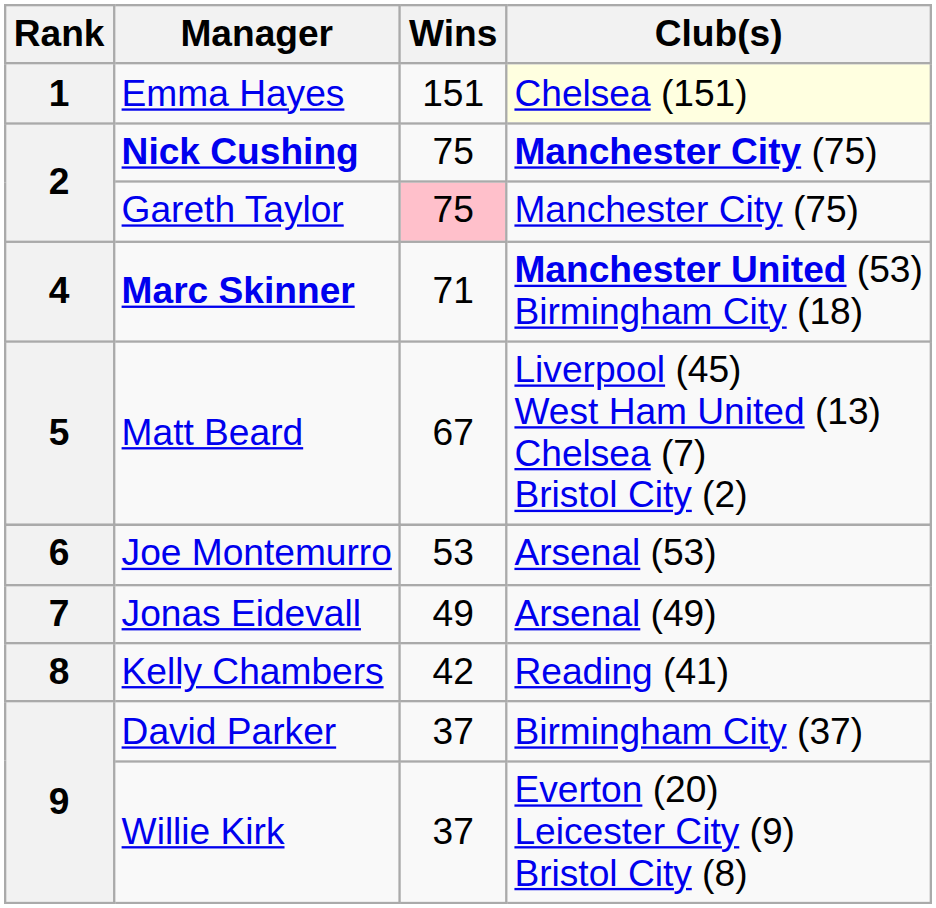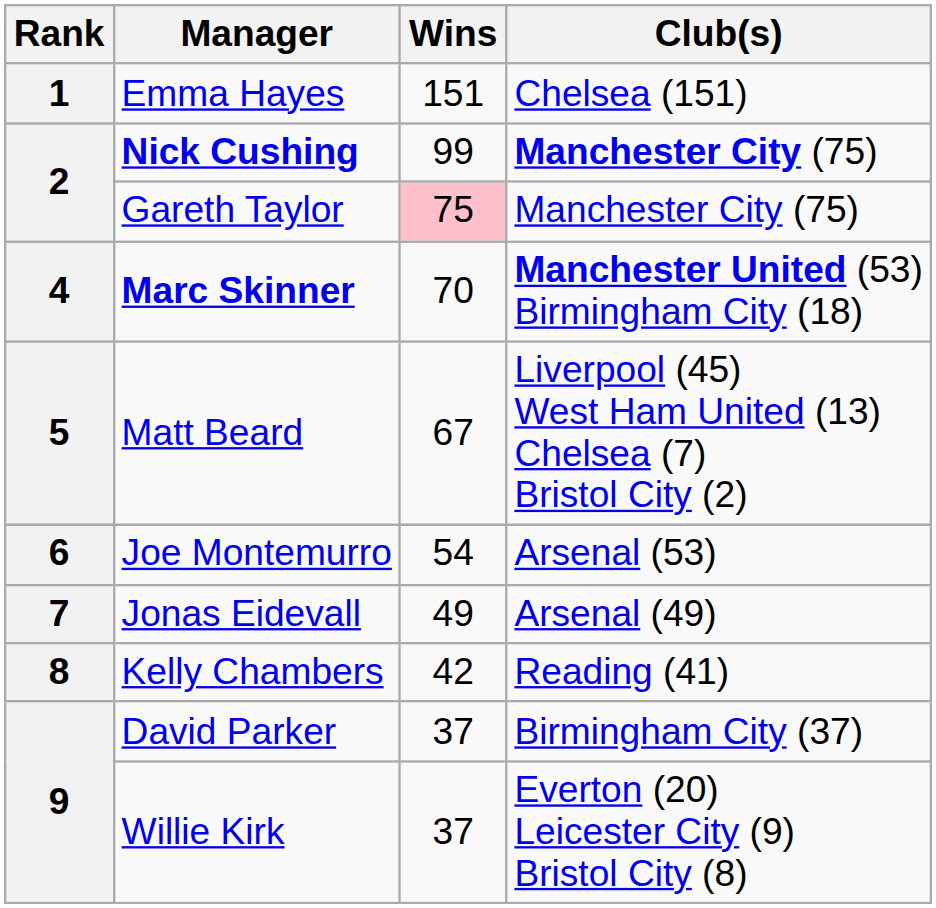(631, 92) lightyellow background -> (631, 92) no background
(453, 151) 75 -> (453, 151) 99
(453, 290) 71 -> (453, 290) 70
(453, 554) 53 -> (453, 554) 54
